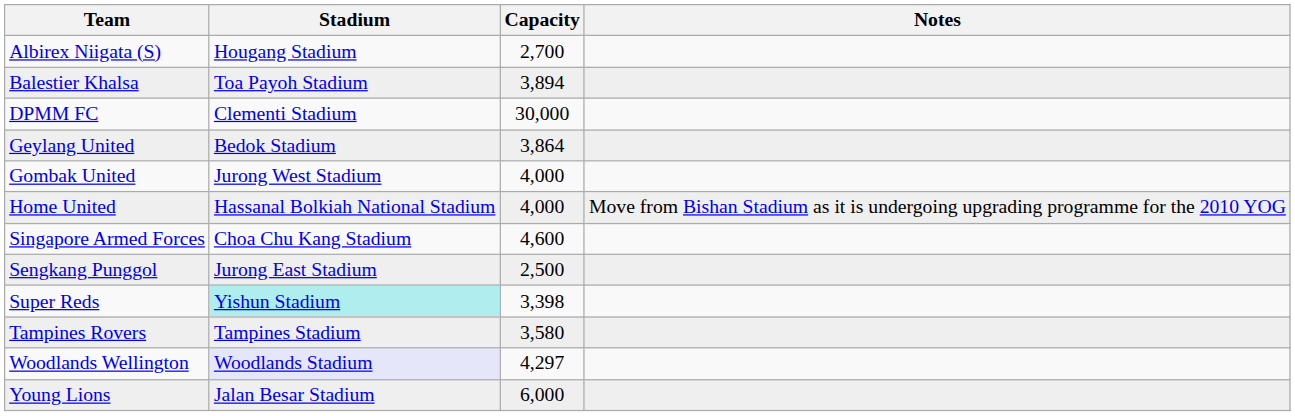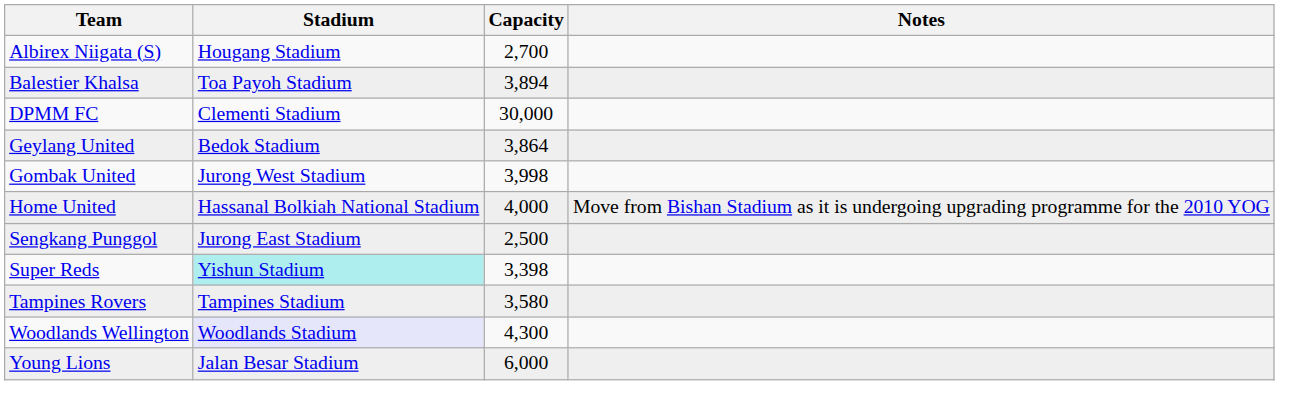(542, 176) 4,000 -> (526, 176) 3,998
- row: (107, 238)
(542, 363) 4,297 -> (526, 332) 4,300
